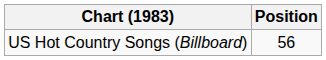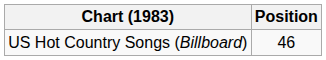(286, 42) 56 -> (286, 42) 46
